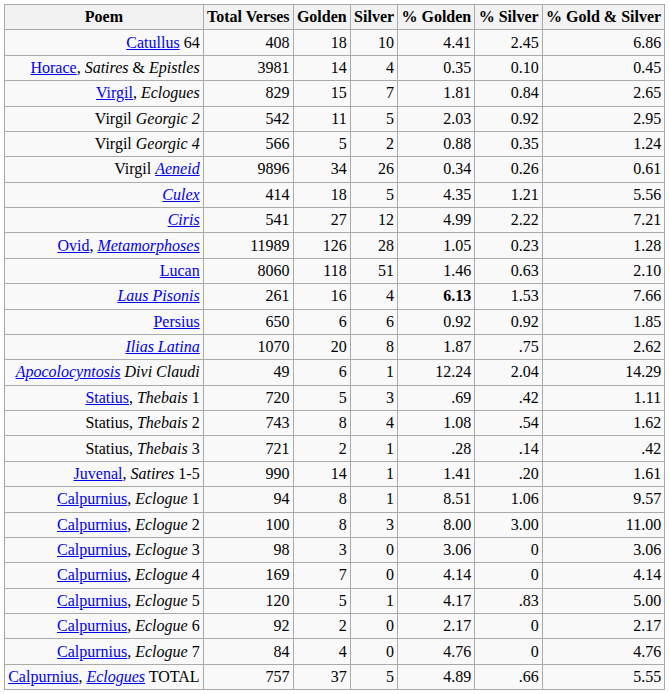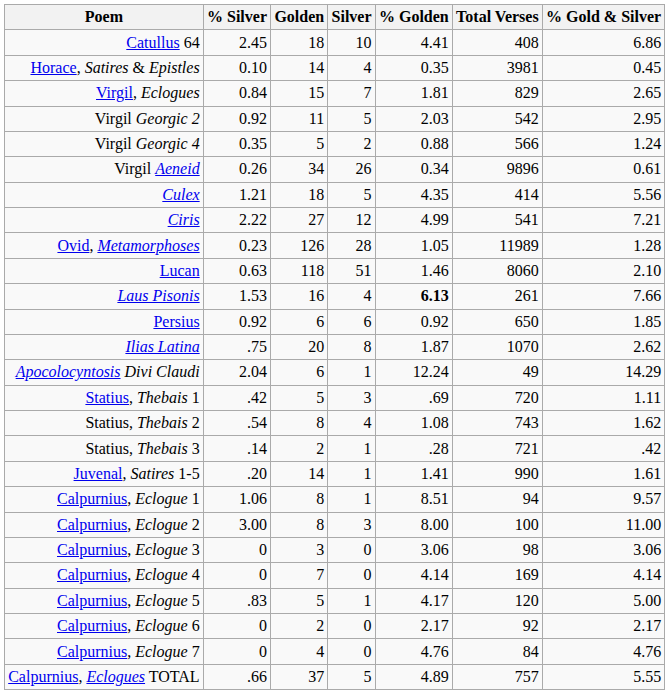columns swapped: (248, 17) <-> (509, 17)
